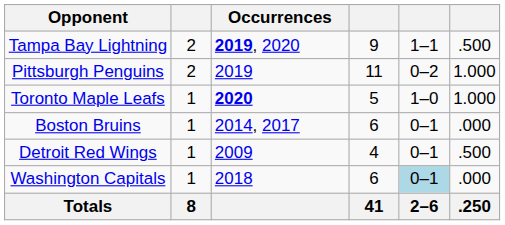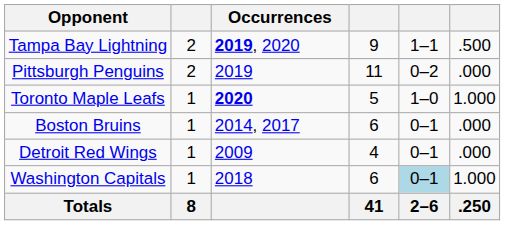(474, 71) 1.000 -> (474, 71) .000
(474, 152) .500 -> (474, 152) .000
(474, 179) .000 -> (474, 179) 1.000
